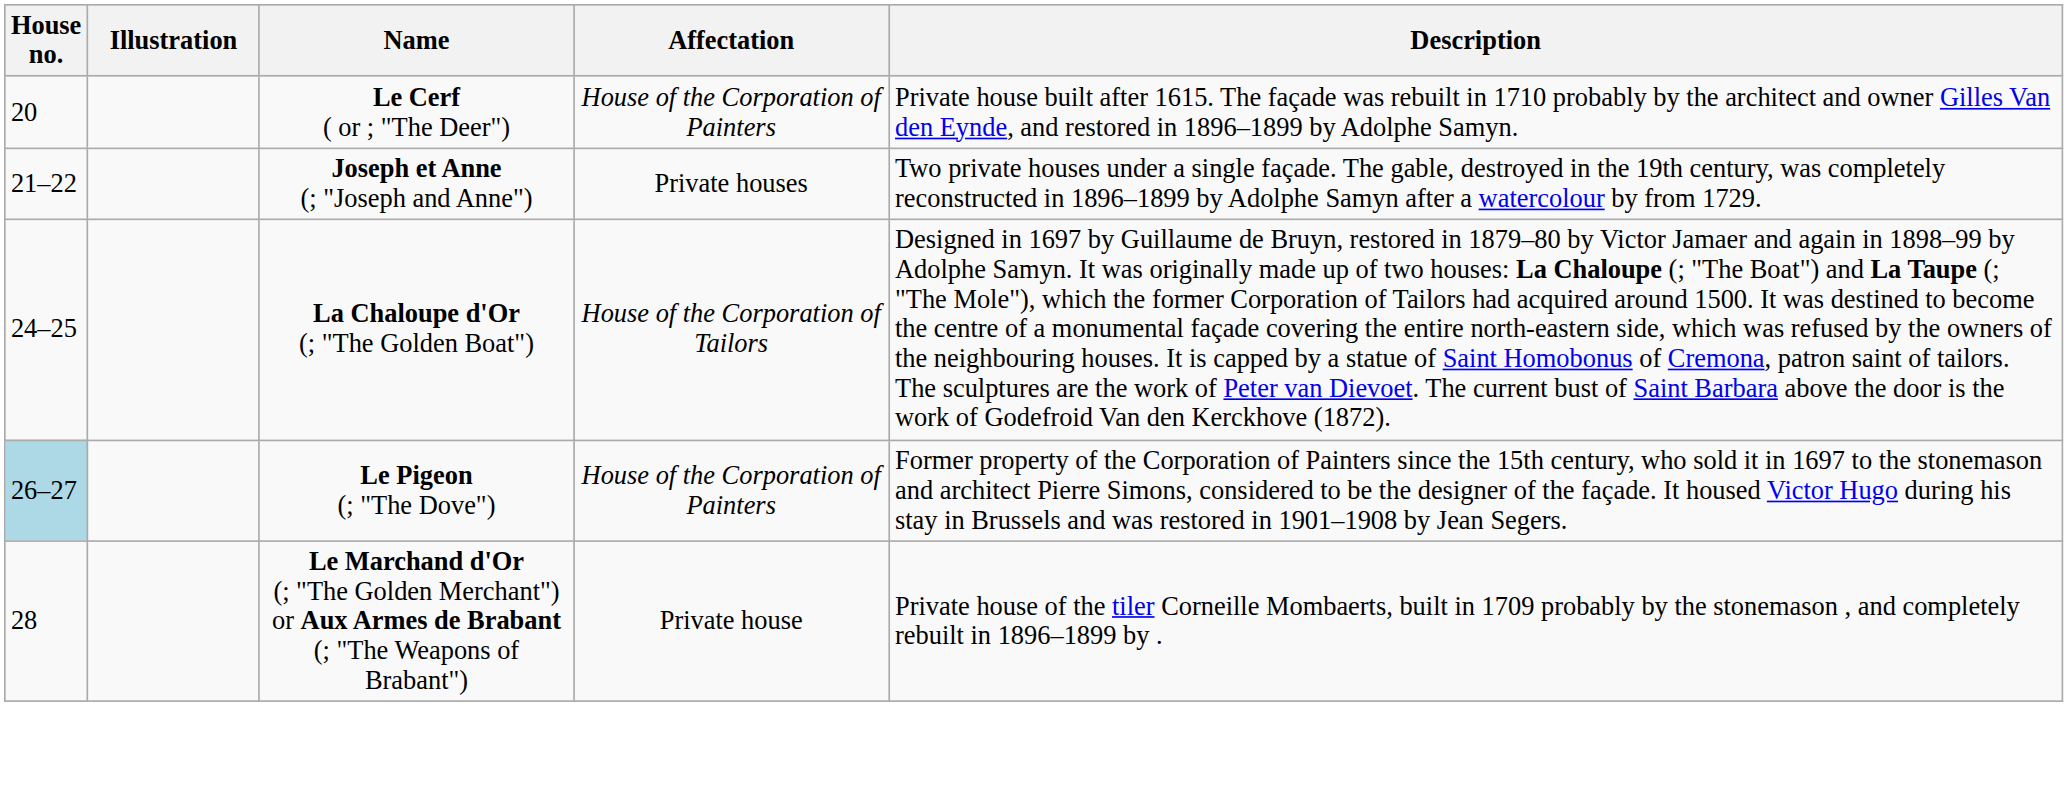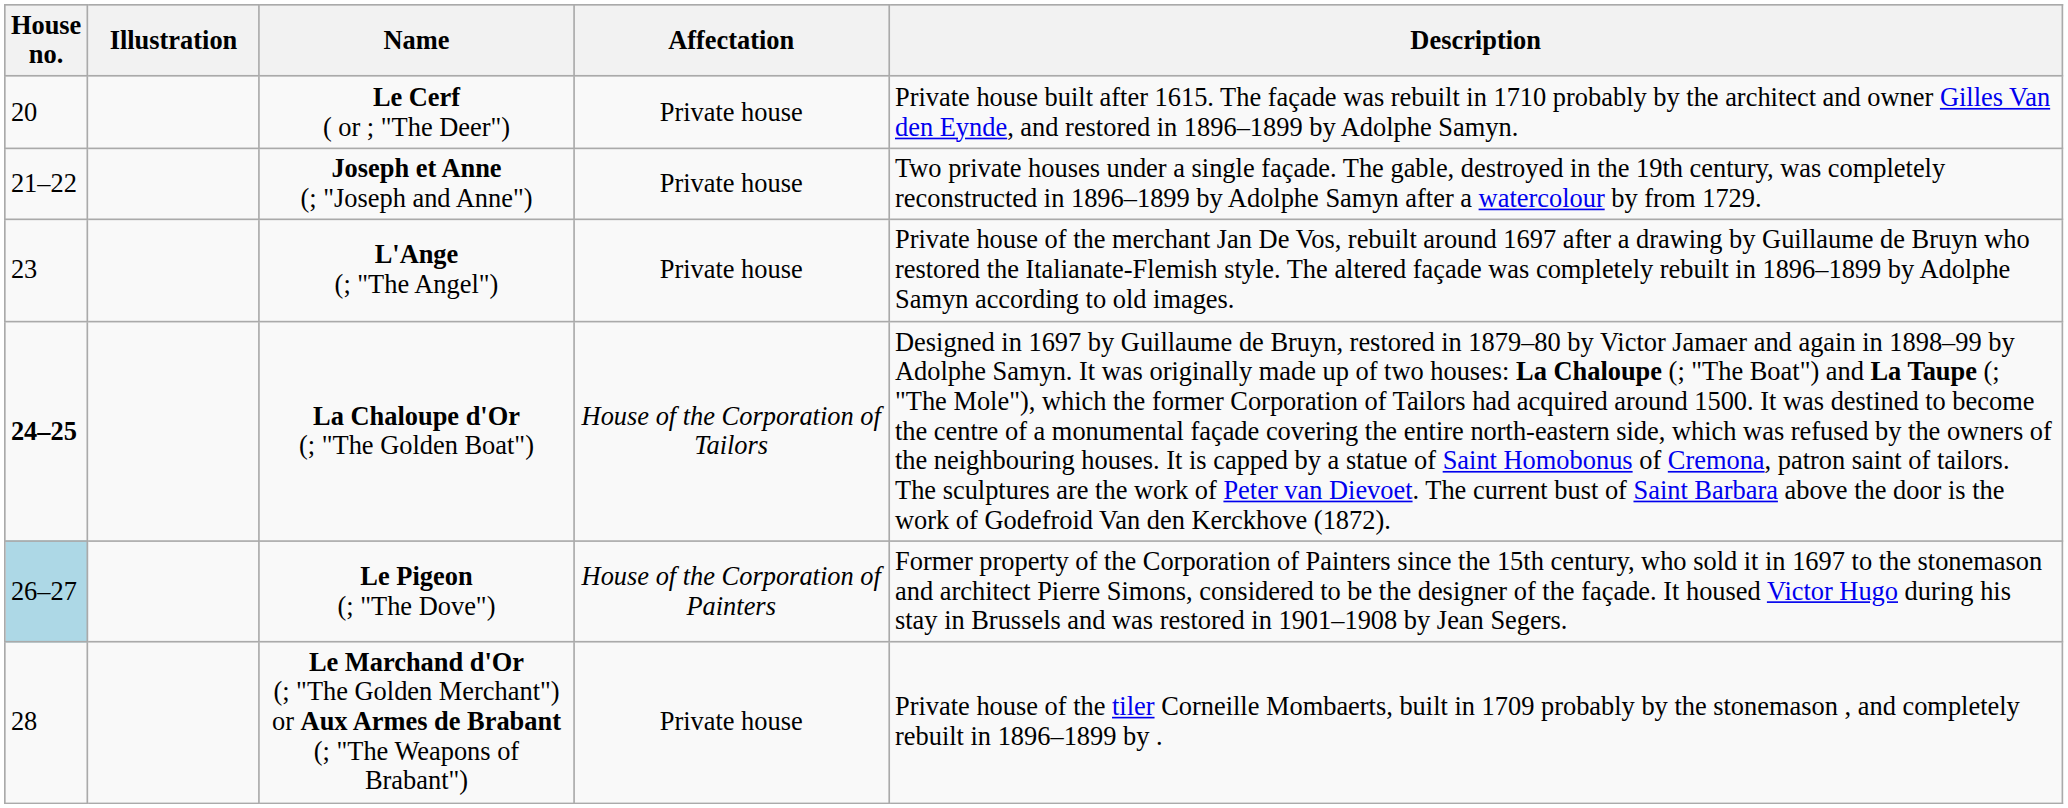(731, 111) House of the Corporation of Painters -> (731, 111) Private house
(731, 183) Private houses -> (731, 183) Private house
+ row: (416, 269)
(44, 329) normal -> (44, 430) bold
